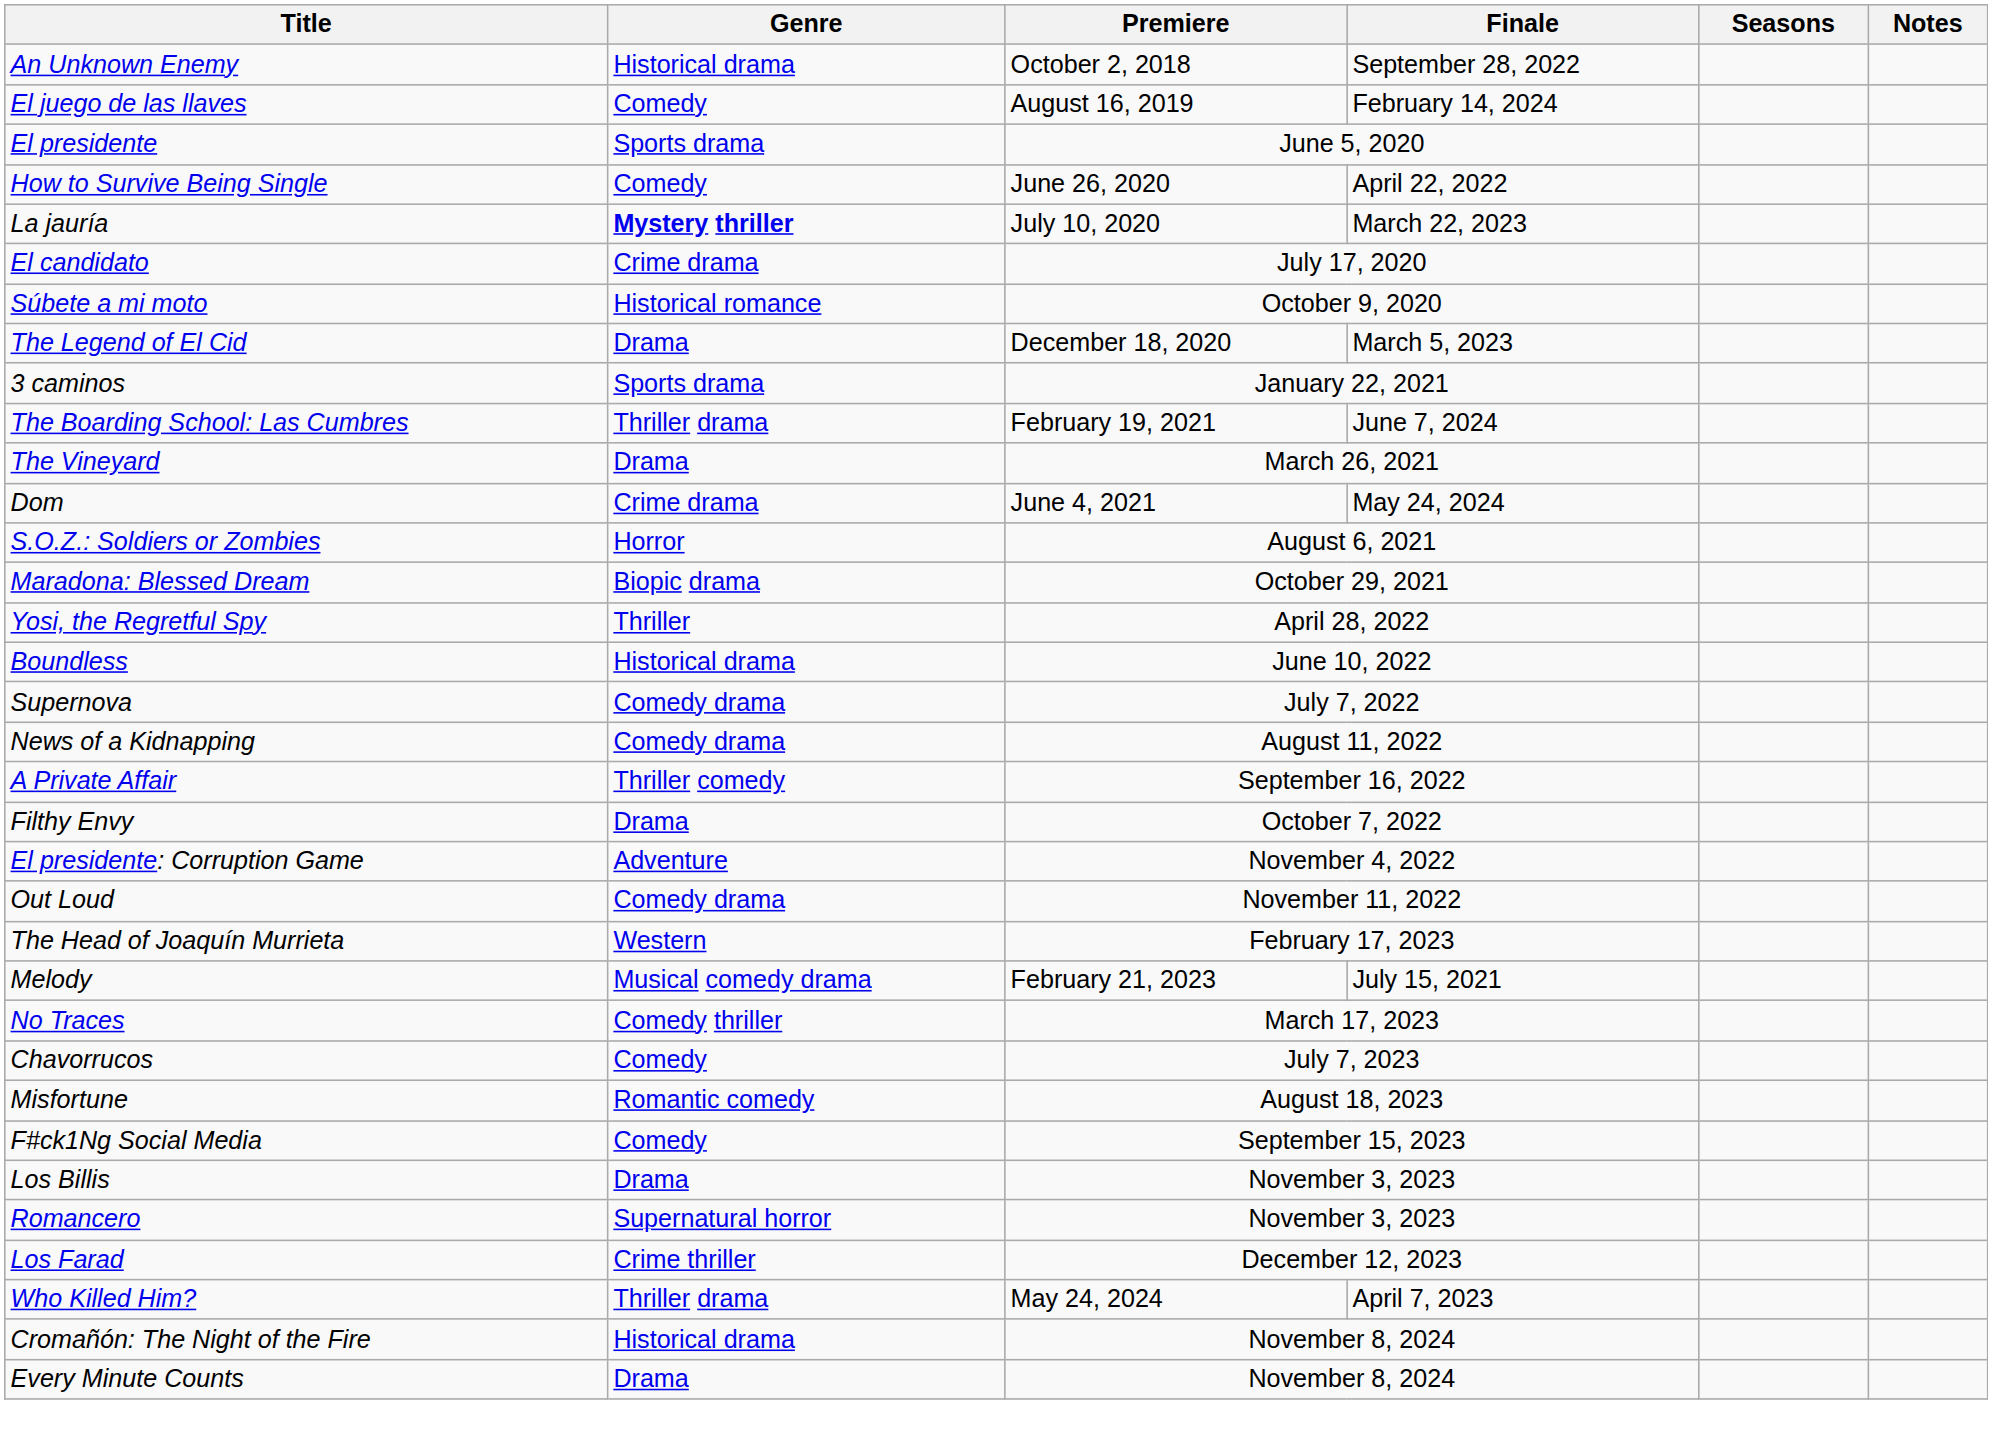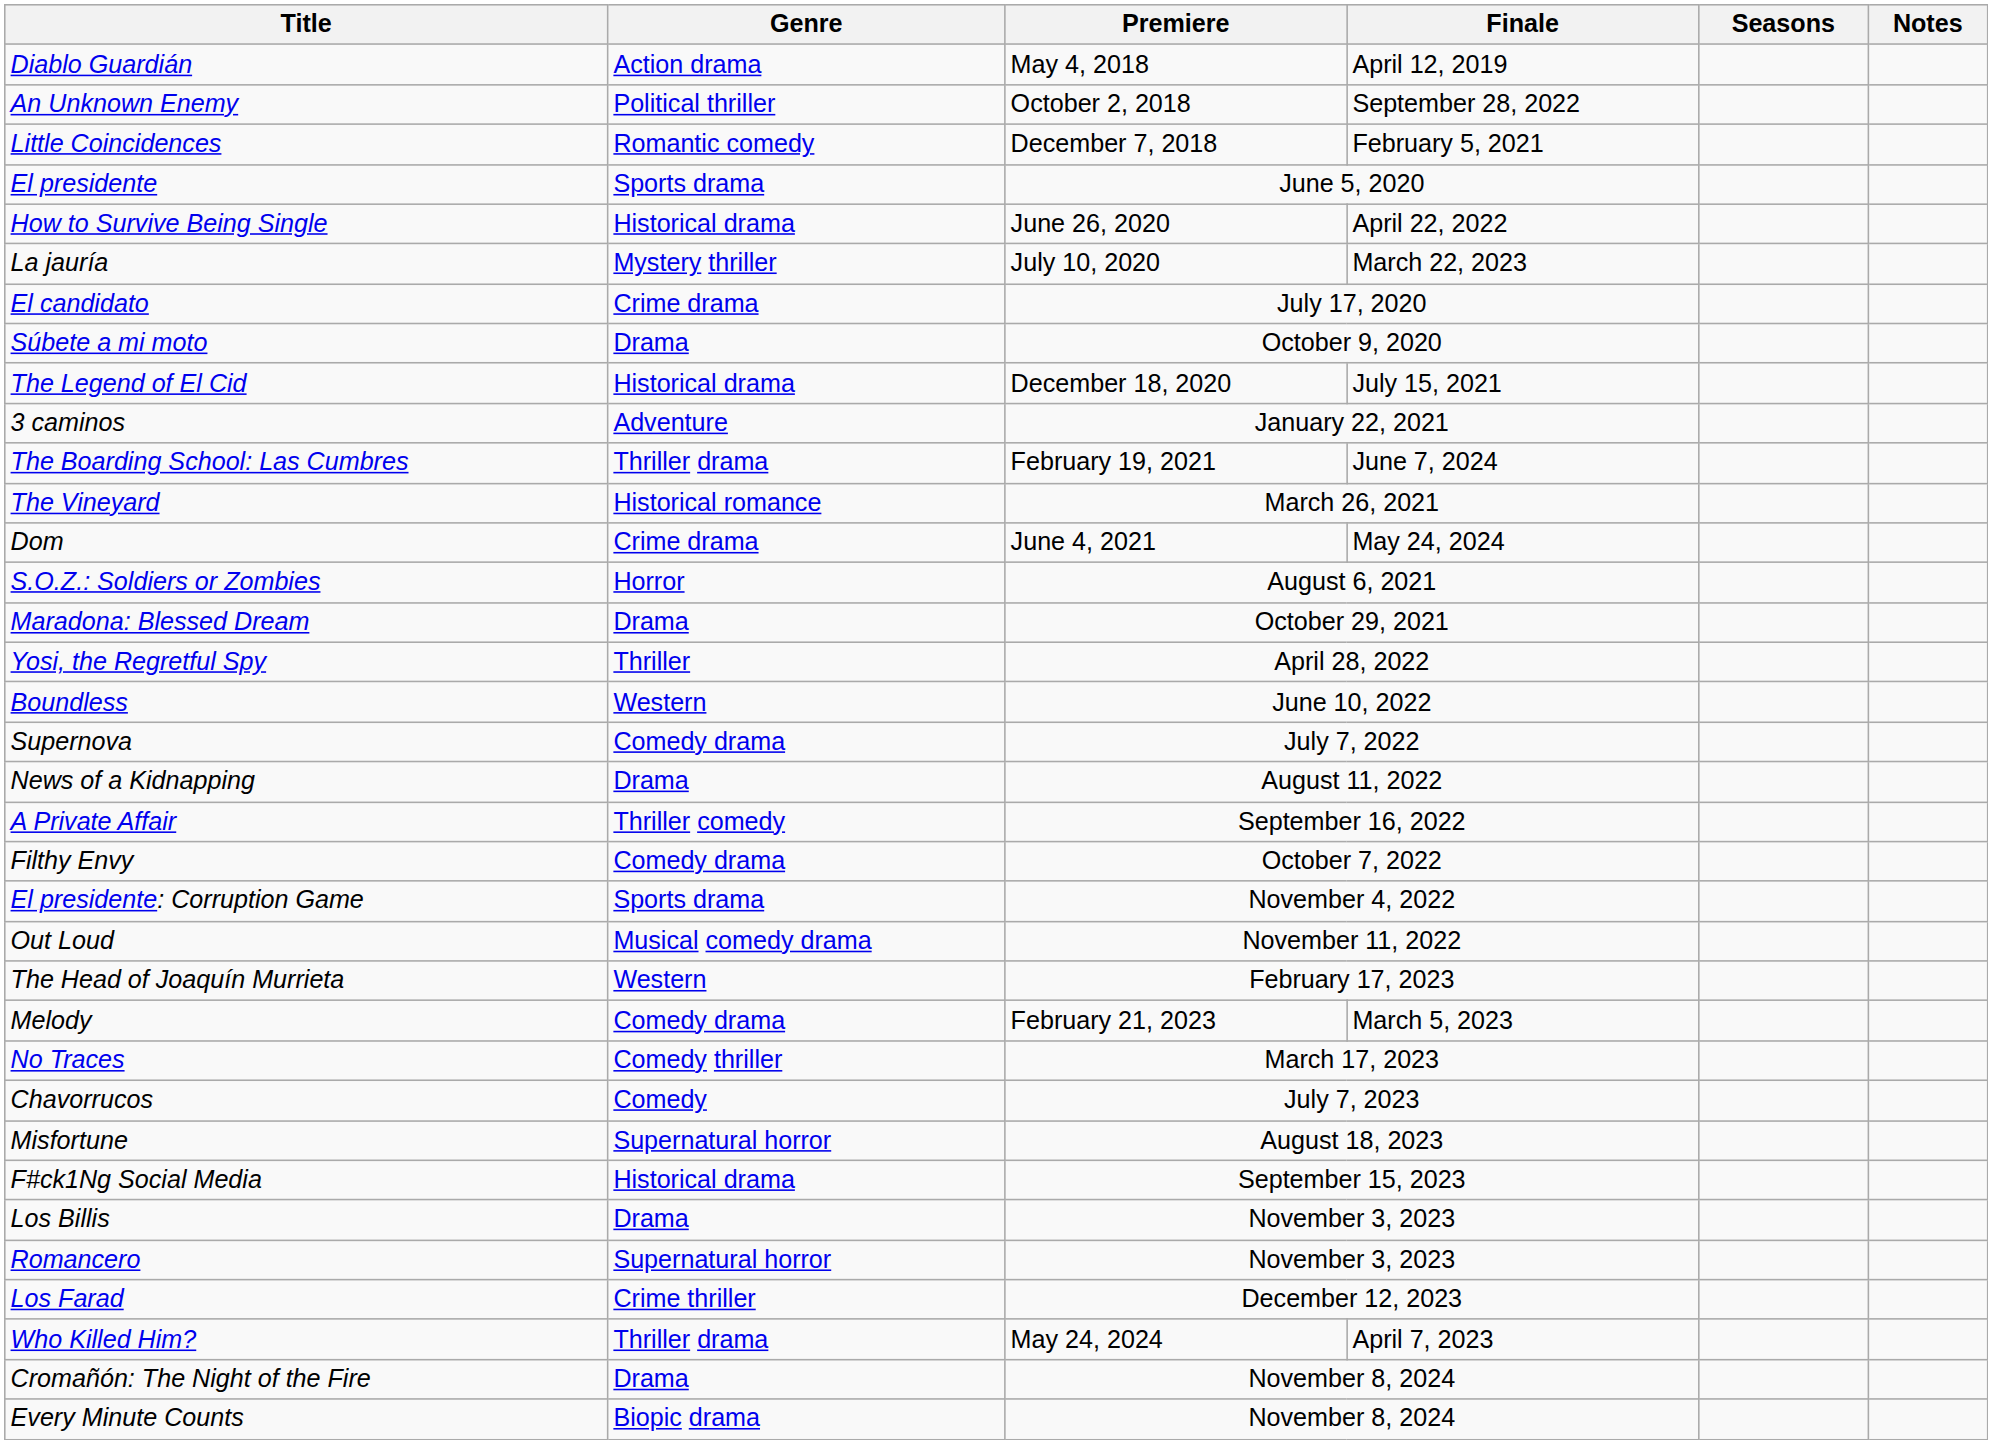+ row: (101, 64)
(704, 64) Historical drama -> (694, 104) Political thriller
+ row: (116, 143)
- row: (129, 104)
(660, 183) Comedy -> (704, 223) Historical drama
(703, 223) bold -> (695, 263) normal
(717, 303) Historical romance -> (651, 343) Drama
(651, 343) Drama -> (704, 382) Historical drama
(1433, 343) March 5, 2023 -> (1427, 382) July 15, 2021
(689, 382) Sports drama -> (671, 422) Adventure
(651, 462) Drama -> (717, 502) Historical romance
(687, 582) Biopic drama -> (651, 622) Drama
(704, 661) Historical drama -> (660, 701) Western
(699, 741) Comedy drama -> (651, 781) Drama
(651, 821) Drama -> (699, 861) Comedy drama
(671, 861) Adventure -> (689, 900) Sports drama
(699, 900) Comedy drama -> (743, 940) Musical comedy drama
(743, 980) Musical comedy drama -> (699, 1020) Comedy drama
(1427, 980) July 15, 2021 -> (1433, 1020) March 5, 2023
(714, 1100) Romantic comedy -> (722, 1139) Supernatural horror
(660, 1139) Comedy -> (704, 1179) Historical drama
(704, 1339) Historical drama -> (651, 1378) Drama
(651, 1378) Drama -> (687, 1418) Biopic drama
